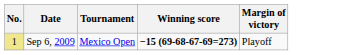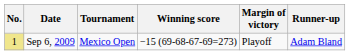+ column: (316, 19)
(189, 41) bold -> (188, 41) normal
